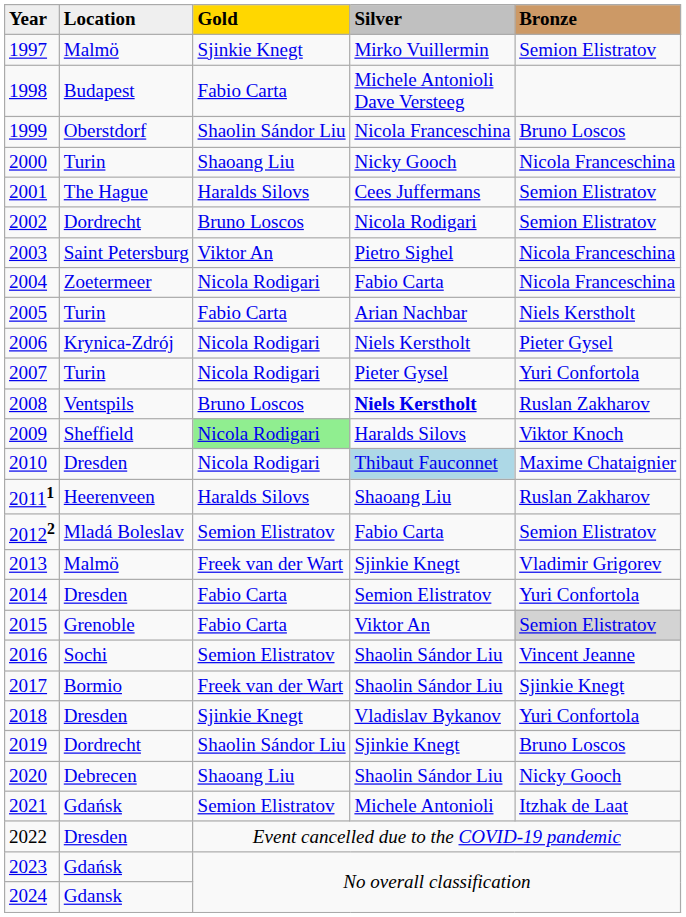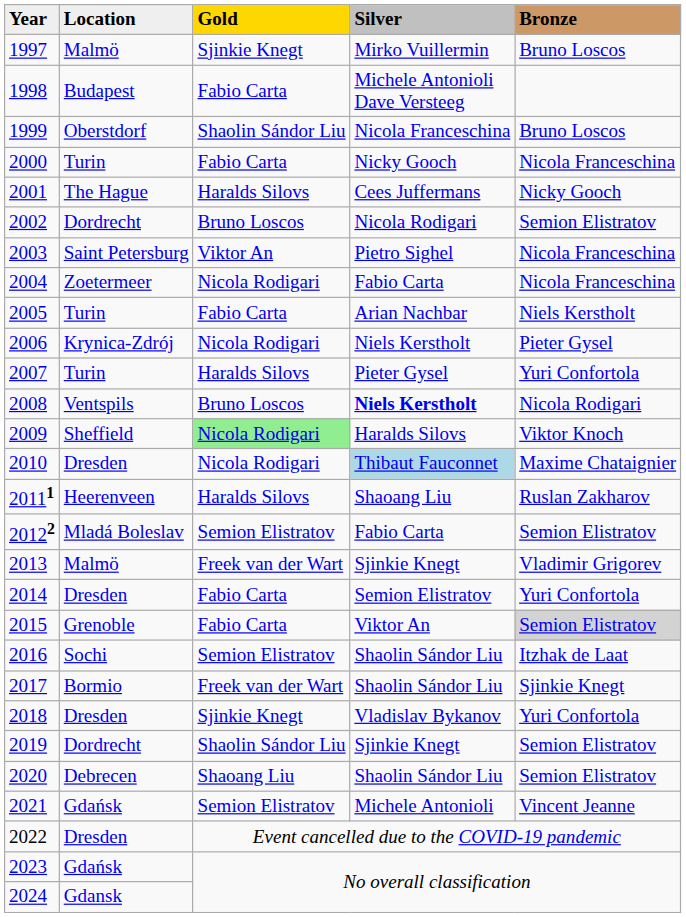(588, 49) Semion Elistratov -> (572, 49) Bruno Loscos
(246, 161) Shaoang Liu -> (242, 161) Fabio Carta
(588, 191) Semion Elistratov -> (570, 191) Nicky Gooch
(259, 373) Nicola Rodigari -> (253, 373) Haralds Silovs
(584, 403) Ruslan Zakharov -> (580, 403) Nicola Rodigari
(577, 655) Vincent Jeanne -> (574, 655) Itzhak de Laat
(572, 745) Bruno Loscos -> (588, 745) Semion Elistratov
(570, 776) Nicky Gooch -> (588, 776) Semion Elistratov
(574, 806) Itzhak de Laat -> (577, 806) Vincent Jeanne
